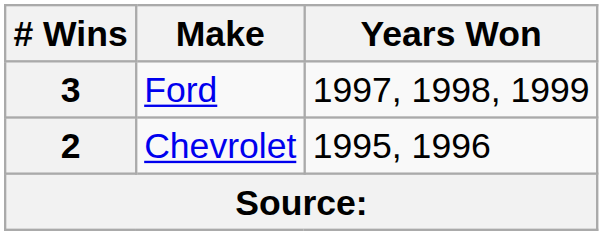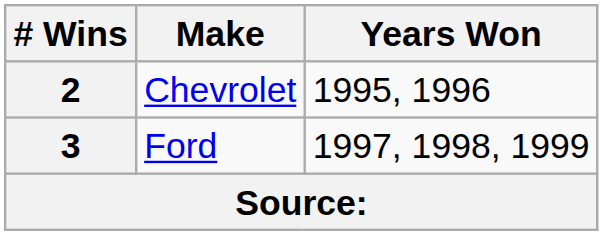rows swapped: (71, 90) <-> (71, 146)
